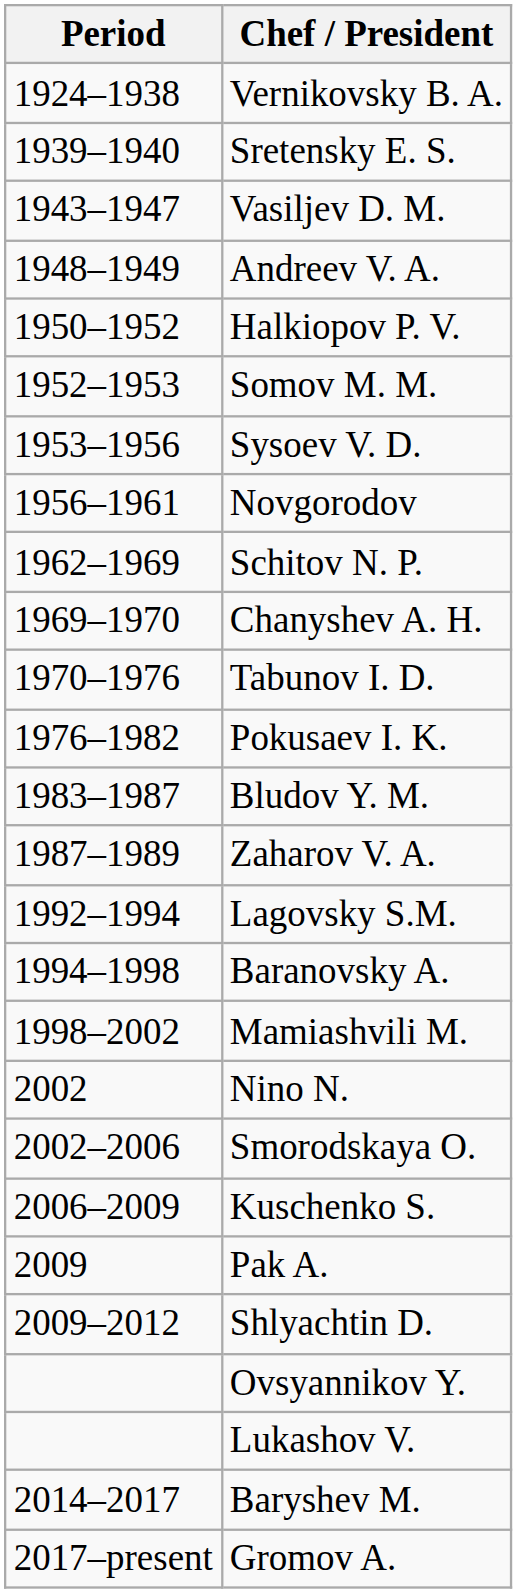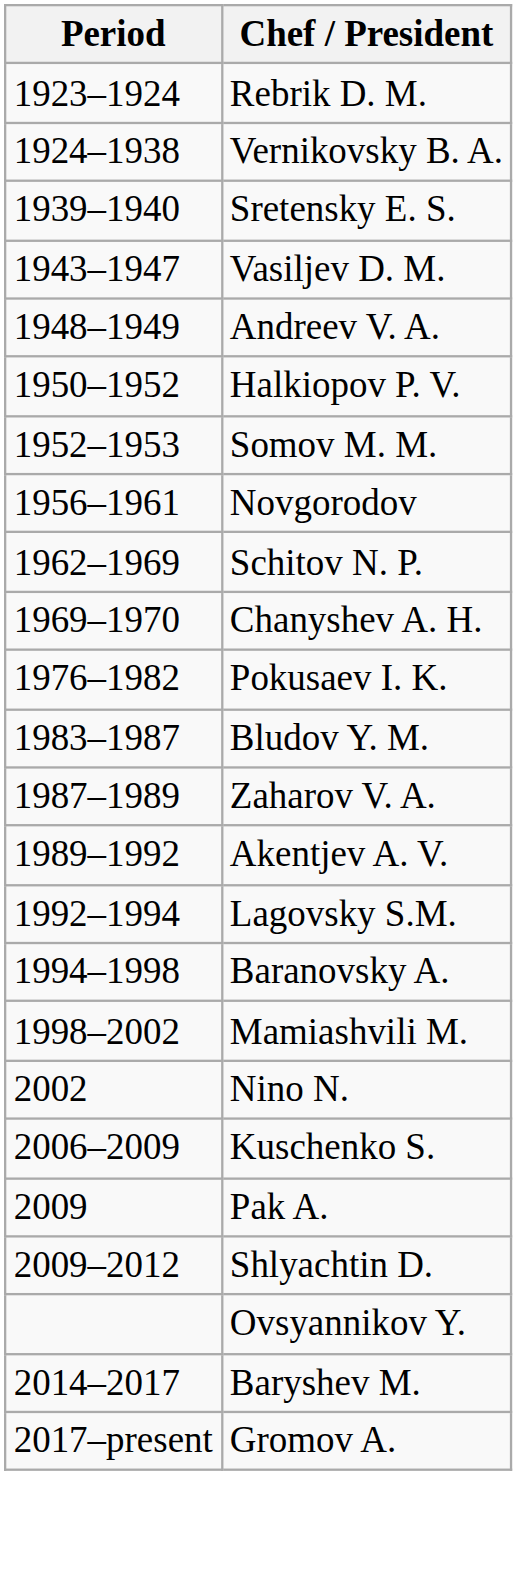+ row: (328, 92)
- row: (326, 444)
- row: (332, 678)
+ row: (339, 854)
- row: (353, 1147)
- row: (323, 1440)
